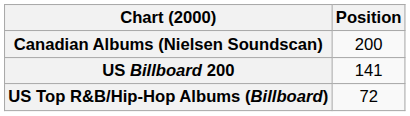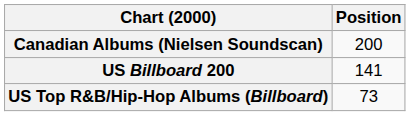(369, 96) 72 -> (369, 96) 73
